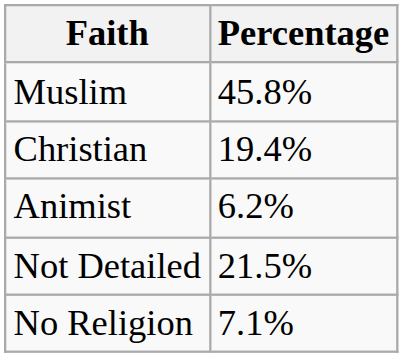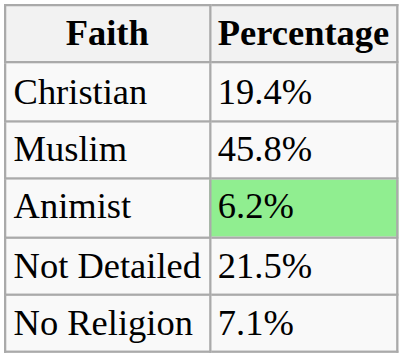rows swapped: (80, 149) <-> (70, 91)
(256, 206) no background -> (256, 206) lightgreen background
